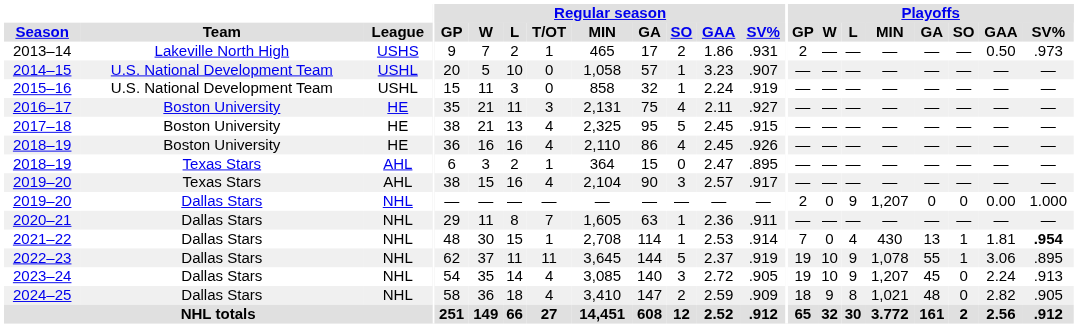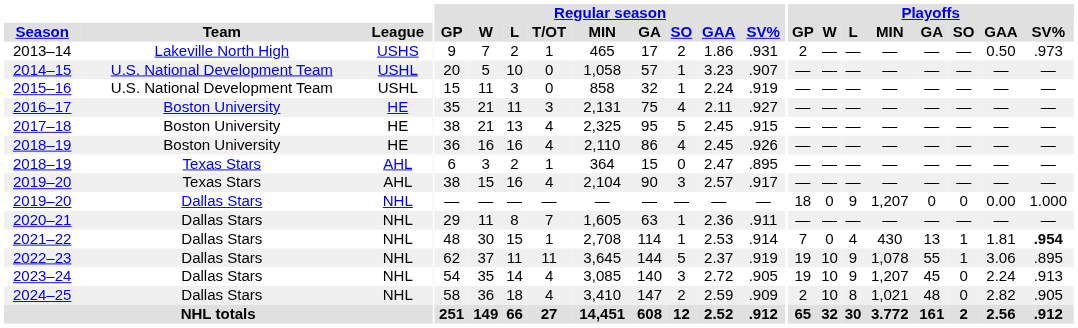(803, 201) 2 -> (803, 201) 18
(803, 295) 18 -> (803, 295) 2
(830, 295) 9 -> (830, 295) 10
